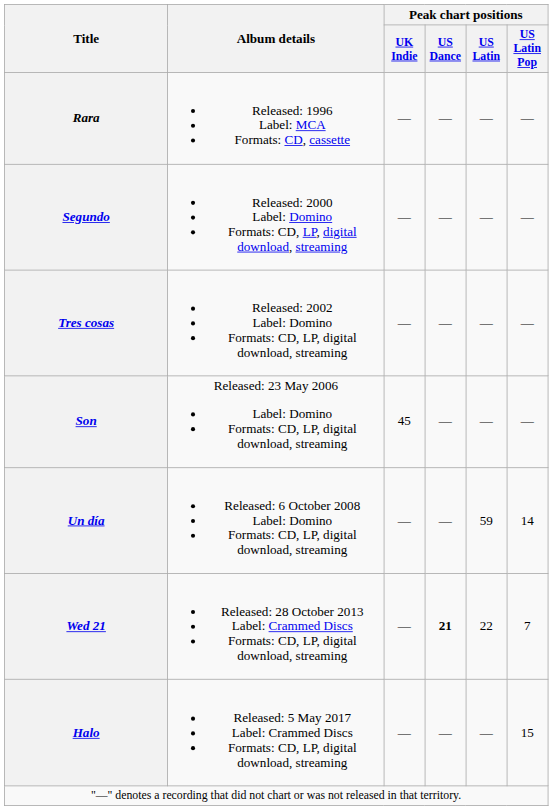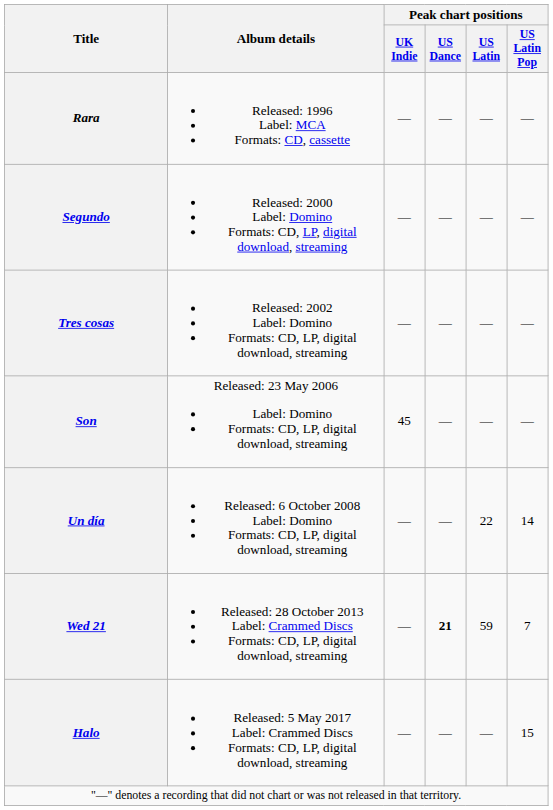(486, 520) 59 -> (486, 520) 22
(486, 626) 22 -> (486, 626) 59
